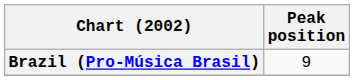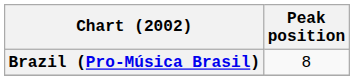(306, 63) 9 -> (306, 63) 8
